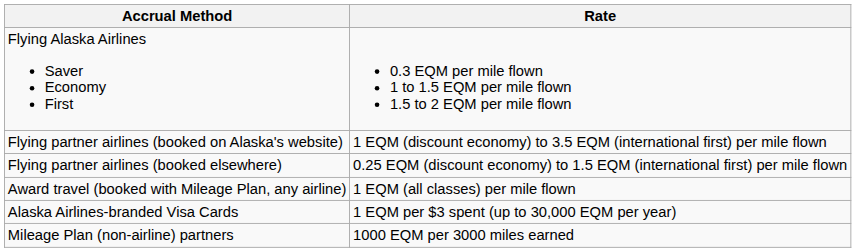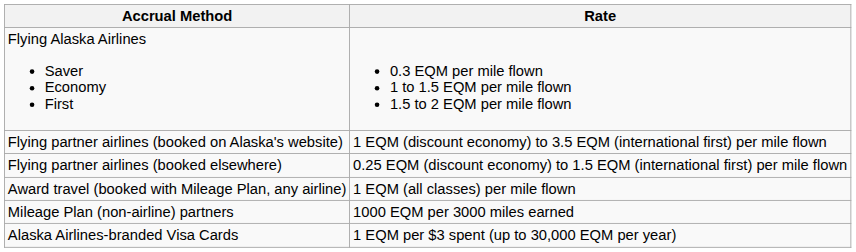rows swapped: (123, 212) <-> (121, 235)
